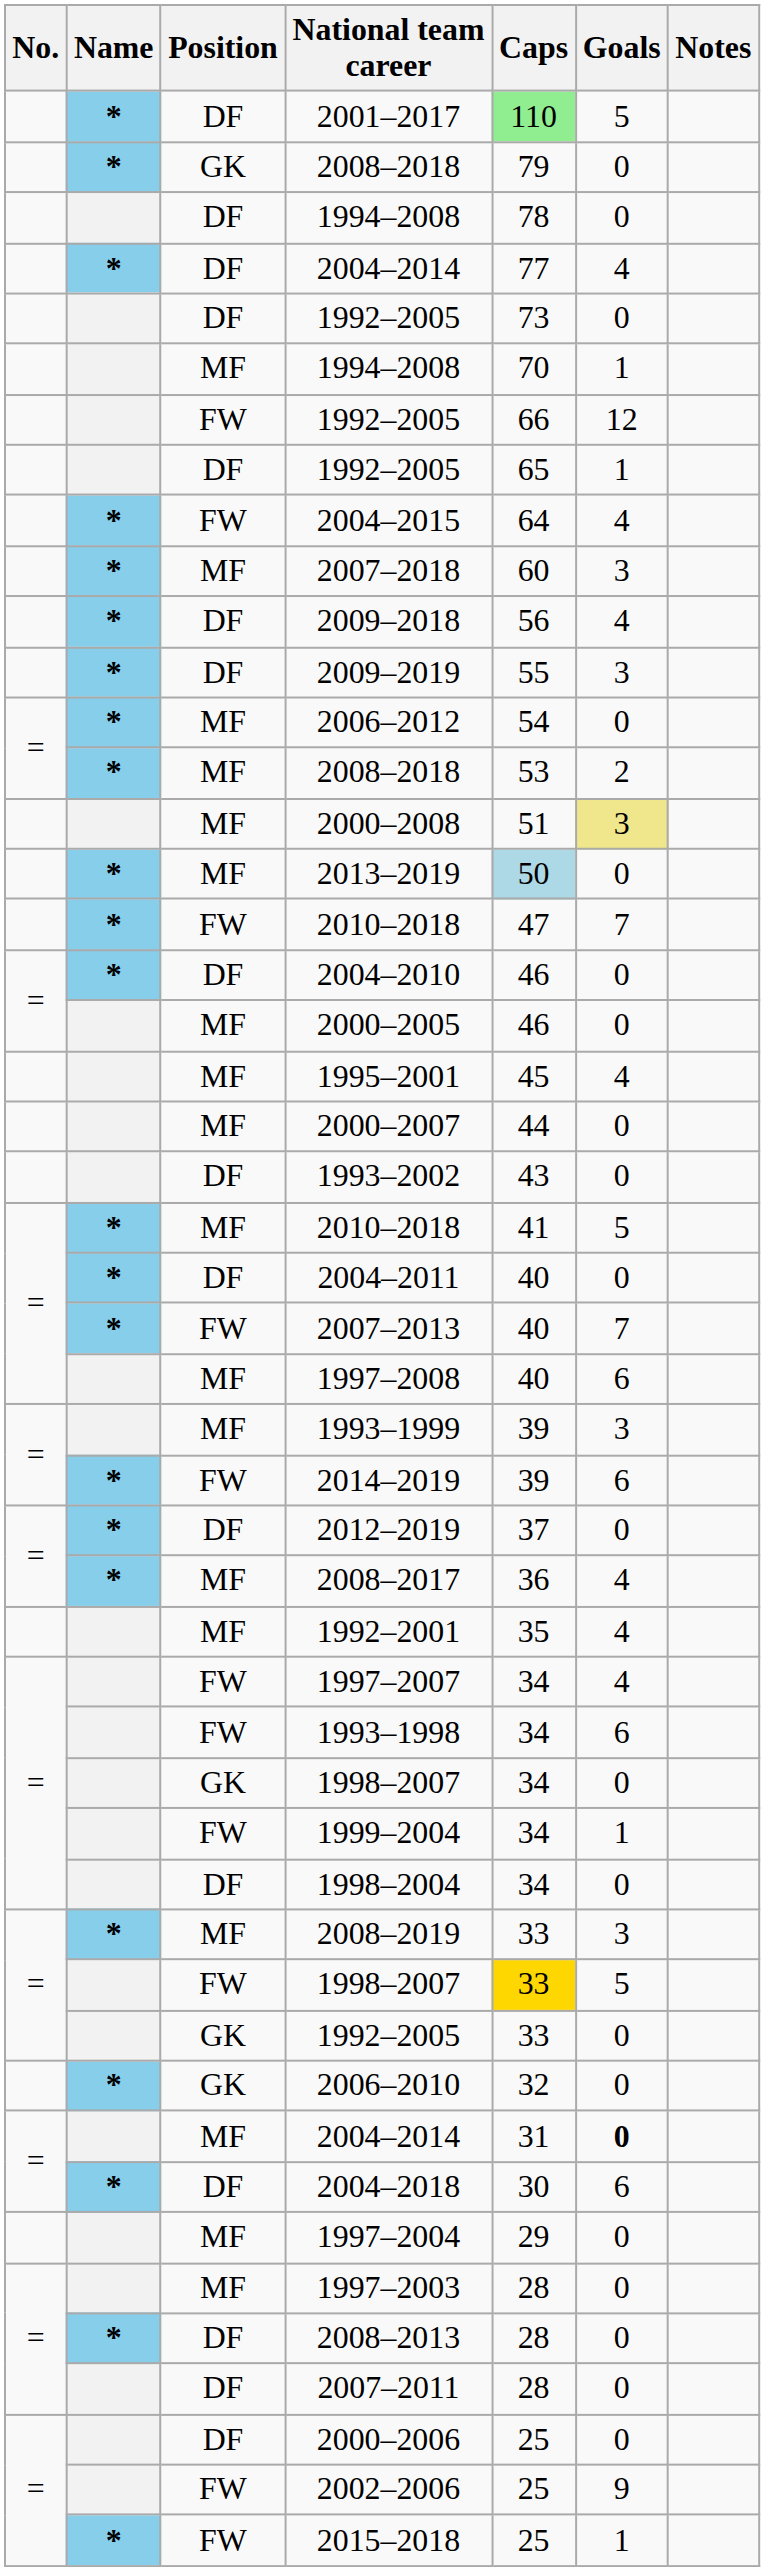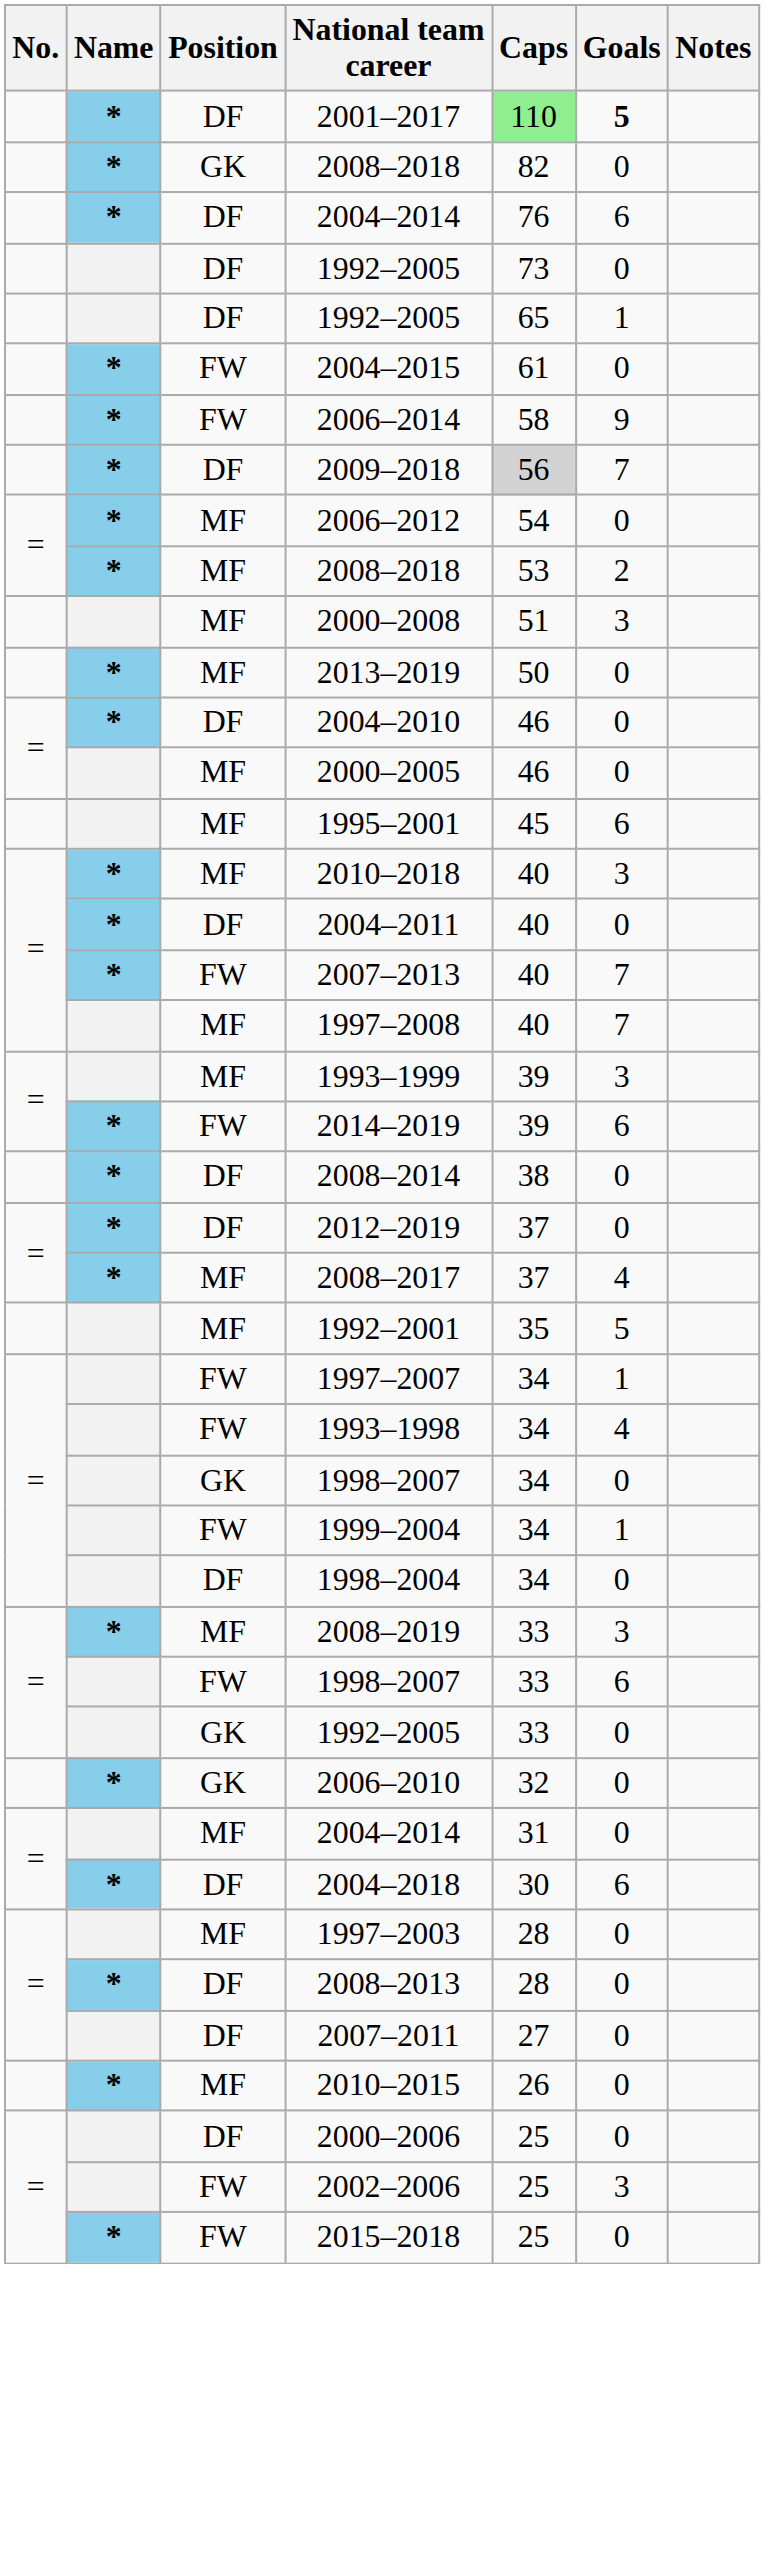(622, 116) normal -> (622, 116) bold
(534, 166) 79 -> (534, 166) 82
- row: (223, 217)
(534, 267) 77 -> (534, 217) 76
(622, 267) 4 -> (622, 217) 6
- row: (223, 368)
- row: (223, 419)
(534, 520) 64 -> (534, 368) 61
(622, 520) 4 -> (622, 368) 0
- row: (223, 570)
+ row: (223, 419)
(534, 621) no background -> (534, 469) lightgrey background
(622, 621) 4 -> (622, 469) 7
- row: (223, 671)
(622, 823) khaki background -> (622, 621) no background
(534, 873) lightblue background -> (534, 671) no background
- row: (223, 924)
(622, 1075) 4 -> (622, 823) 6
- row: (223, 1125)
- row: (223, 1176)
(534, 1226) 41 -> (534, 873) 40
(622, 1226) 5 -> (622, 873) 3
(622, 1378) 6 -> (622, 1024) 7
+ row: (223, 1176)
(534, 1580) 36 -> (534, 1277) 37
(622, 1630) 4 -> (622, 1327) 5
(622, 1681) 4 -> (622, 1378) 1
(622, 1731) 6 -> (622, 1428) 4
(534, 1984) gold background -> (534, 1681) no background
(622, 1984) 5 -> (622, 1681) 6
(622, 2135) bold -> (622, 1832) normal
- row: (223, 2236)
(534, 2388) 28 -> (534, 2034) 27
+ row: (223, 2085)
(622, 2489) 9 -> (622, 2186) 3
(622, 2539) 1 -> (622, 2236) 0
